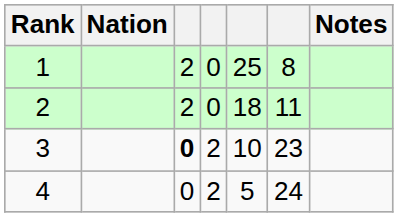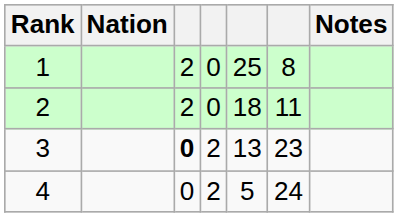(247, 149) 10 -> (247, 149) 13
